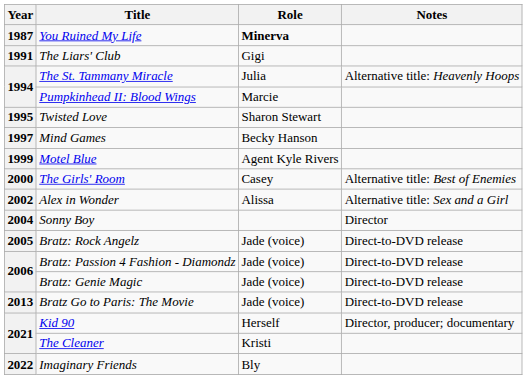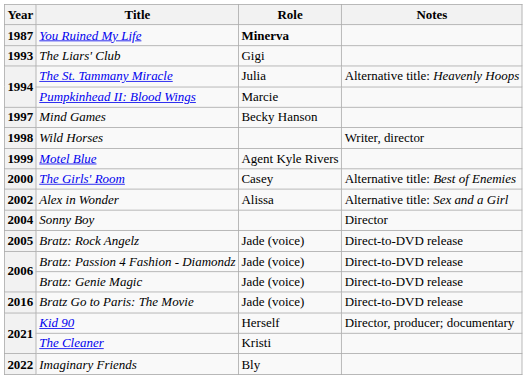(20, 55) 1991 -> (20, 55) 1993
- row: (73, 117)
+ row: (71, 138)
(20, 302) 2013 -> (20, 302) 2016
